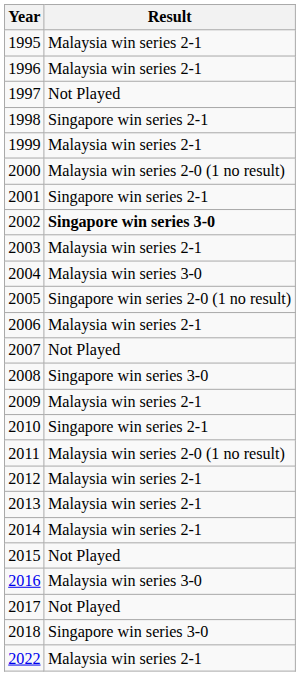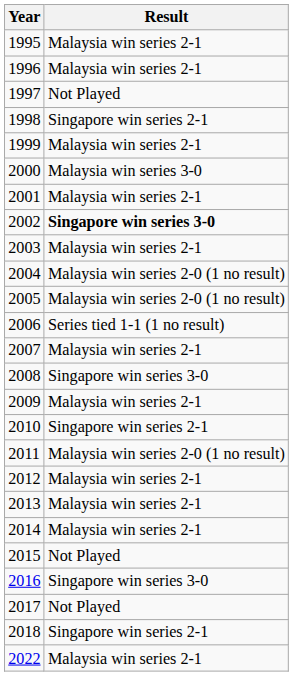(166, 171) Malaysia win series 2-0 (1 no result) -> (125, 171) Malaysia win series 3-0
(128, 196) Singapore win series 2-1 -> (125, 196) Malaysia win series 2-1
(125, 273) Malaysia win series 3-0 -> (166, 273) Malaysia win series 2-0 (1 no result)
(170, 299) Singapore win series 2-0 (1 no result) -> (166, 299) Malaysia win series 2-0 (1 no result)
(125, 324) Malaysia win series 2-1 -> (136, 324) Series tied 1-1 (1 no result)
(84, 350) Not Played -> (125, 350) Malaysia win series 2-1
(125, 581) Malaysia win series 3-0 -> (128, 581) Singapore win series 3-0
(128, 632) Singapore win series 3-0 -> (128, 632) Singapore win series 2-1
